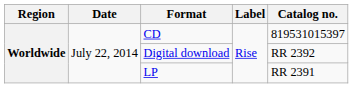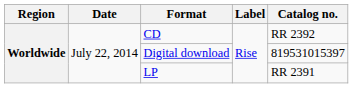(308, 33) 819531015397 -> (293, 33) RR 2392
(293, 53) RR 2392 -> (308, 53) 819531015397
